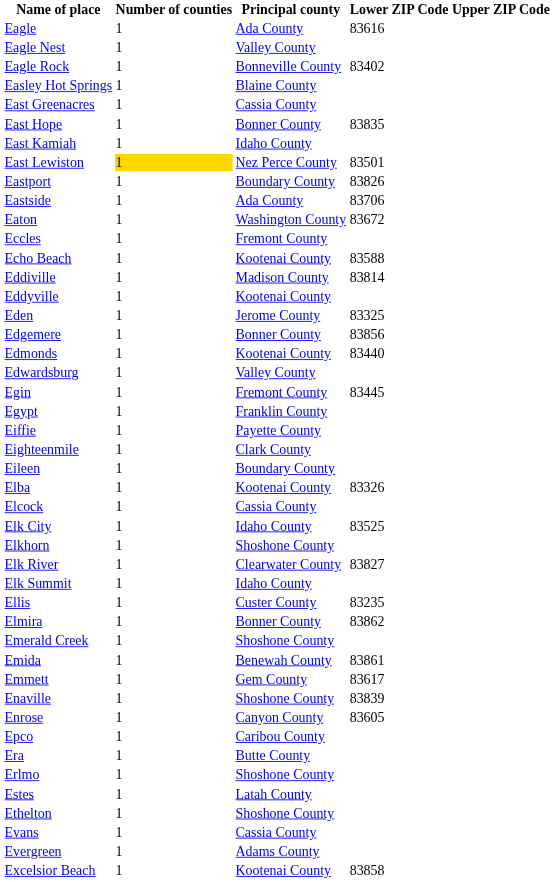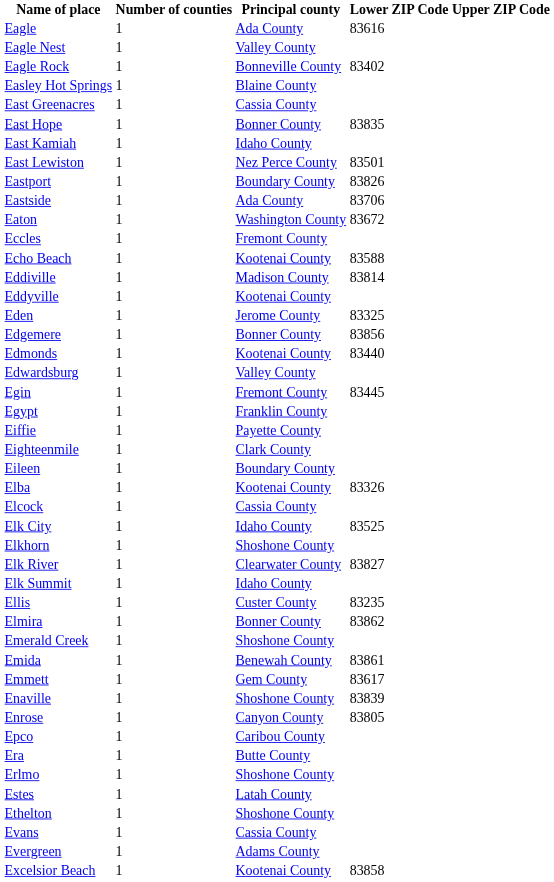(119, 162) gold background -> (119, 162) no background
(367, 717) 83605 -> (367, 717) 83805
